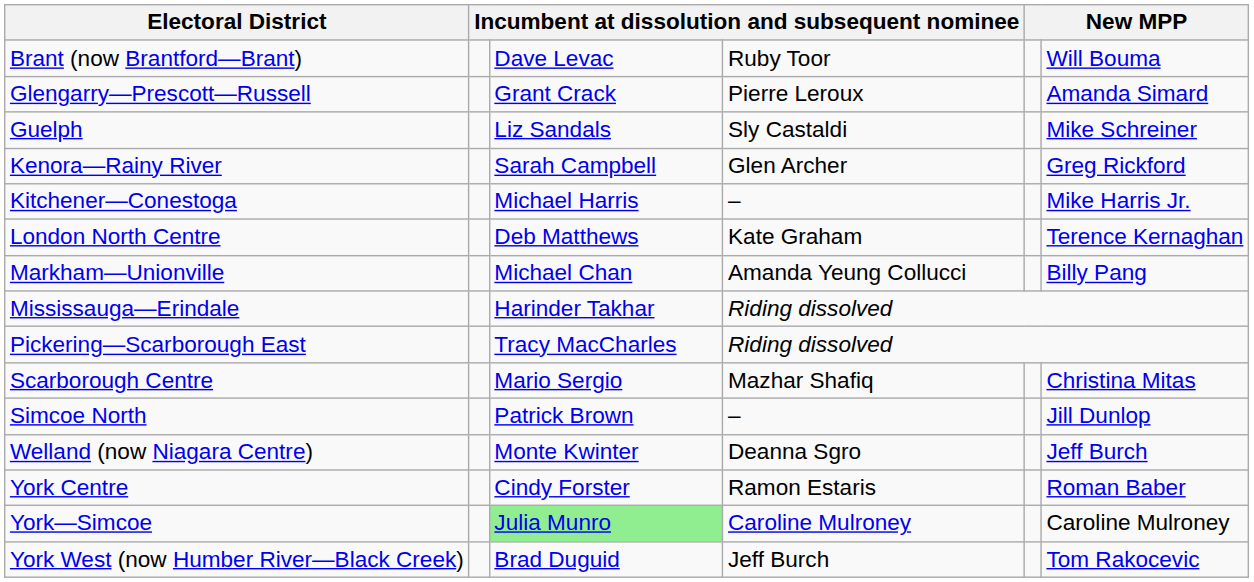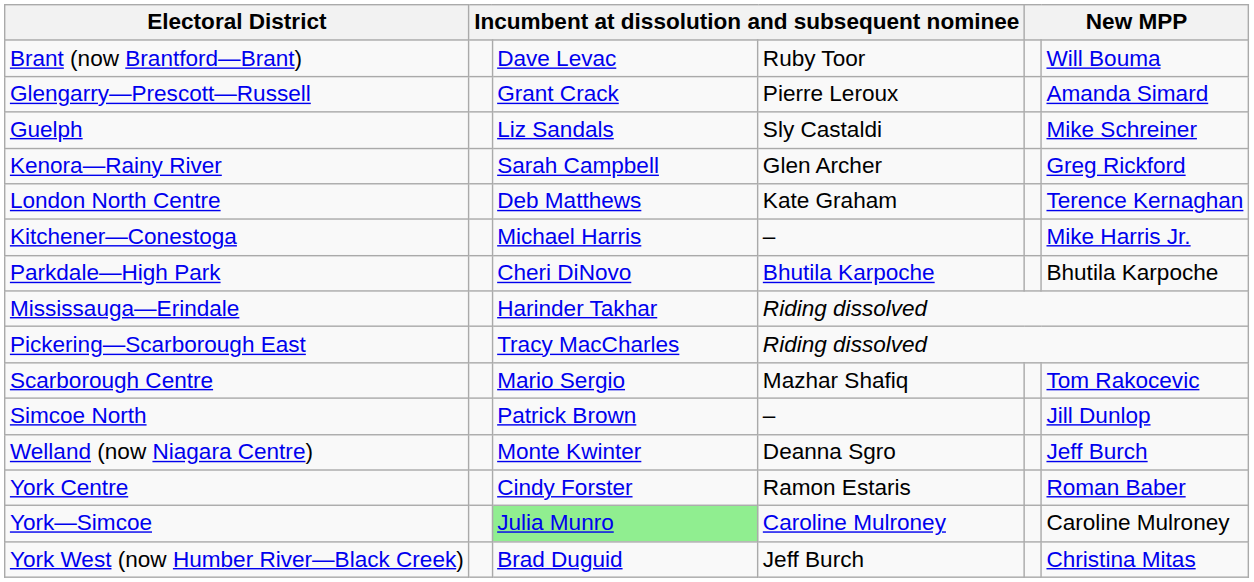rows swapped: (123, 201) <-> (115, 237)
- row: (117, 272)
+ row: (115, 272)
(1121, 380) Christina Mitas -> (1123, 380) Tom Rakocevic
(1123, 559) Tom Rakocevic -> (1121, 559) Christina Mitas
